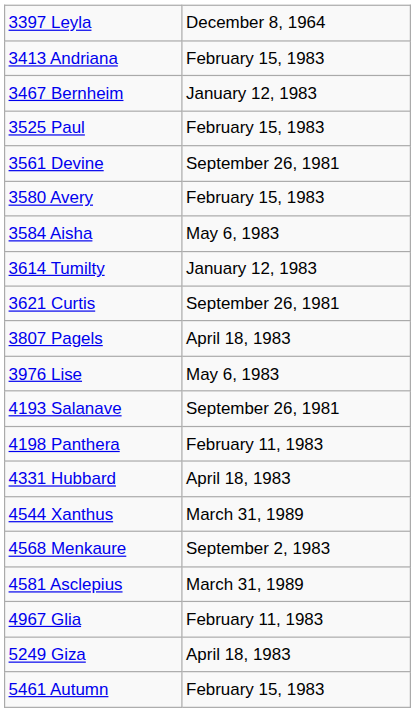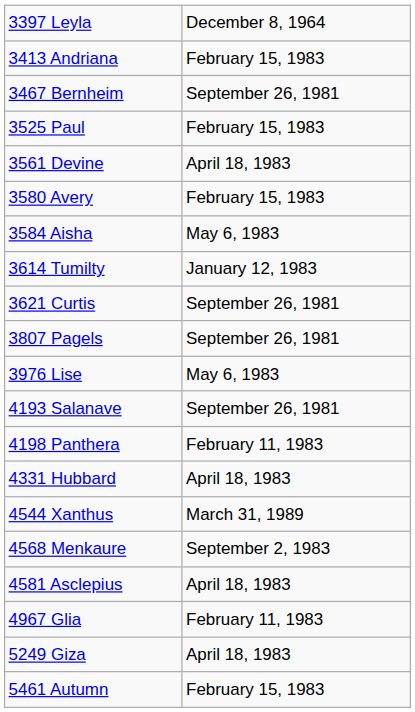(251, 93) January 12, 1983 -> (263, 93) September 26, 1981
(263, 163) September 26, 1981 -> (238, 163) April 18, 1983
(238, 338) April 18, 1983 -> (263, 338) September 26, 1981
(245, 584) March 31, 1989 -> (238, 584) April 18, 1983
